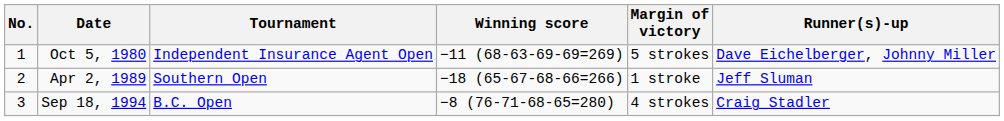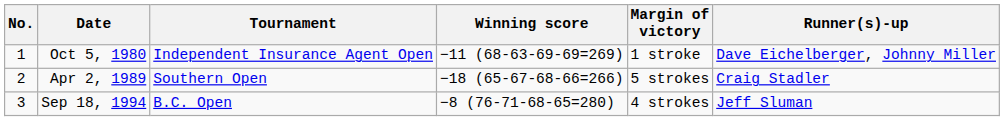(670, 57) 5 strokes -> (666, 57) 1 stroke
(666, 80) 1 stroke -> (670, 80) 5 strokes
(764, 80) Jeff Sluman -> (773, 80) Craig Stadler
(773, 104) Craig Stadler -> (764, 104) Jeff Sluman
